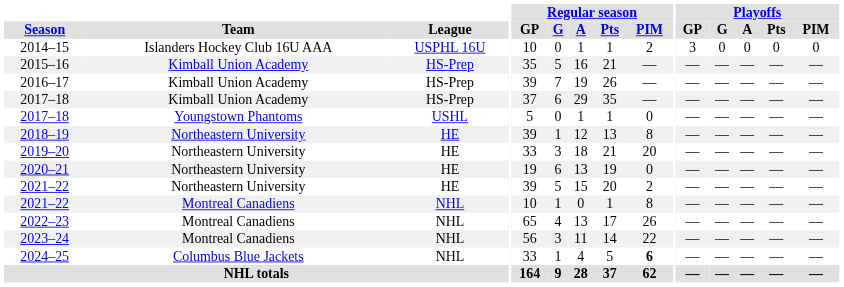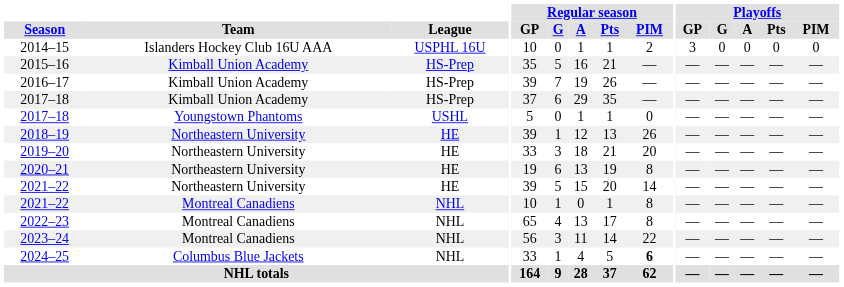(649, 134) 8 -> (649, 134) 26
(649, 169) 0 -> (649, 169) 8
(649, 186) 2 -> (649, 186) 14
(649, 221) 26 -> (649, 221) 8
